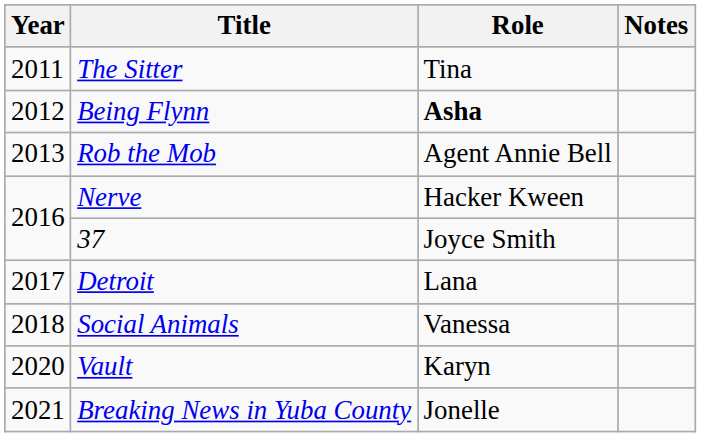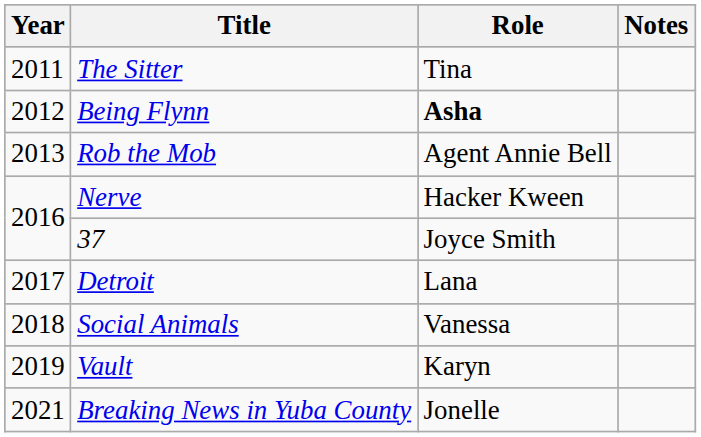(38, 366) 2020 -> (38, 366) 2019
